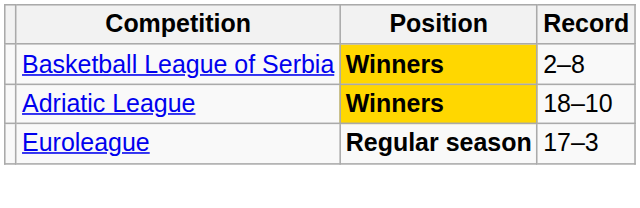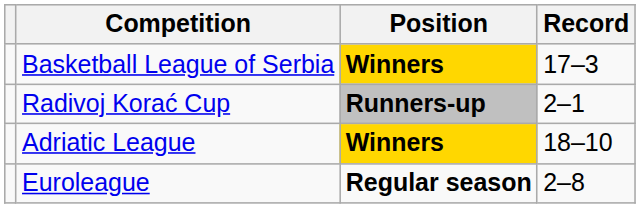(564, 63) 2–8 -> (571, 63) 17–3
+ row: (126, 103)
(571, 143) 17–3 -> (564, 182) 2–8
